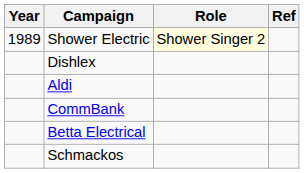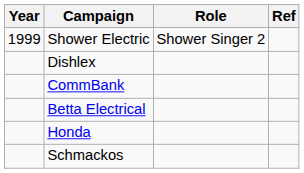(24, 39) 1989 -> (24, 39) 1999
(211, 39) lightyellow background -> (211, 39) no background
- row: (60, 86)
+ row: (69, 132)
